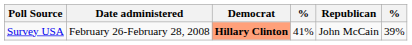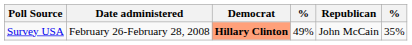(303, 31) 41% -> (303, 31) 49%
(394, 31) 39% -> (394, 31) 35%
